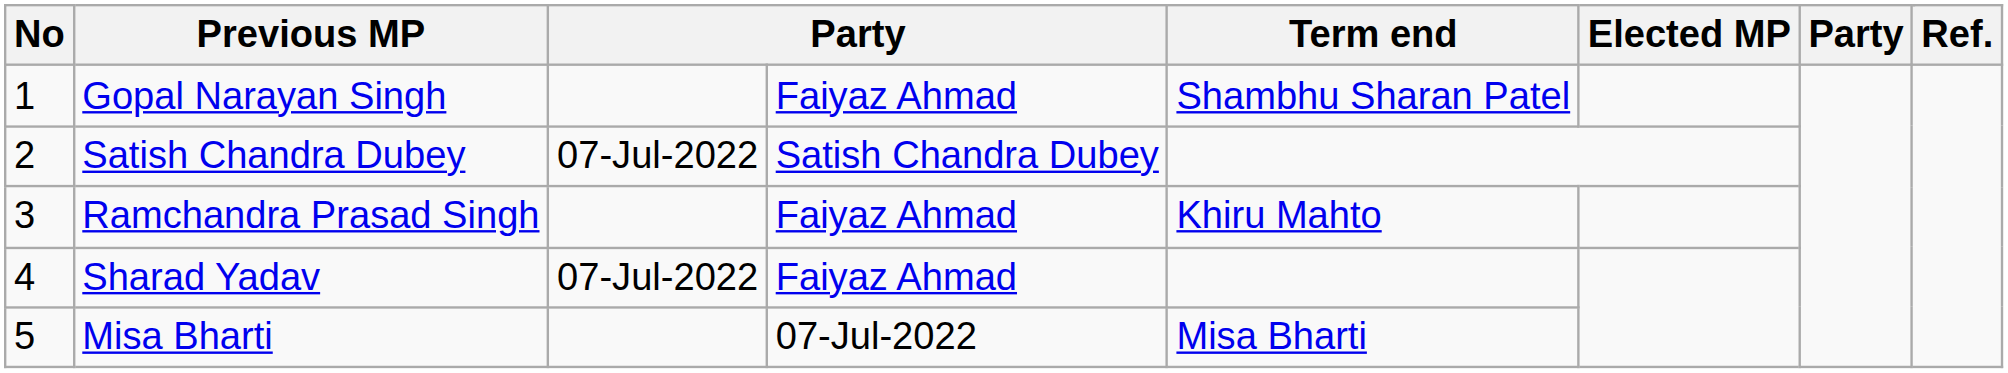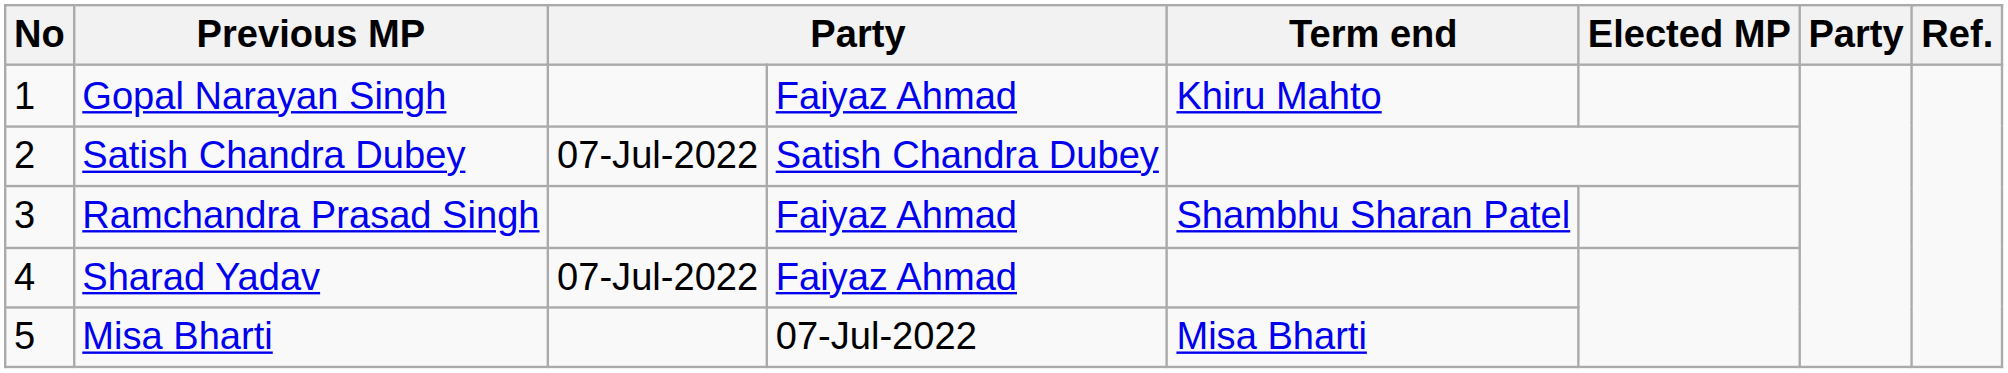(1373, 95) Shambhu Sharan Patel -> (1279, 95) Khiru Mahto
(1279, 215) Khiru Mahto -> (1373, 215) Shambhu Sharan Patel
